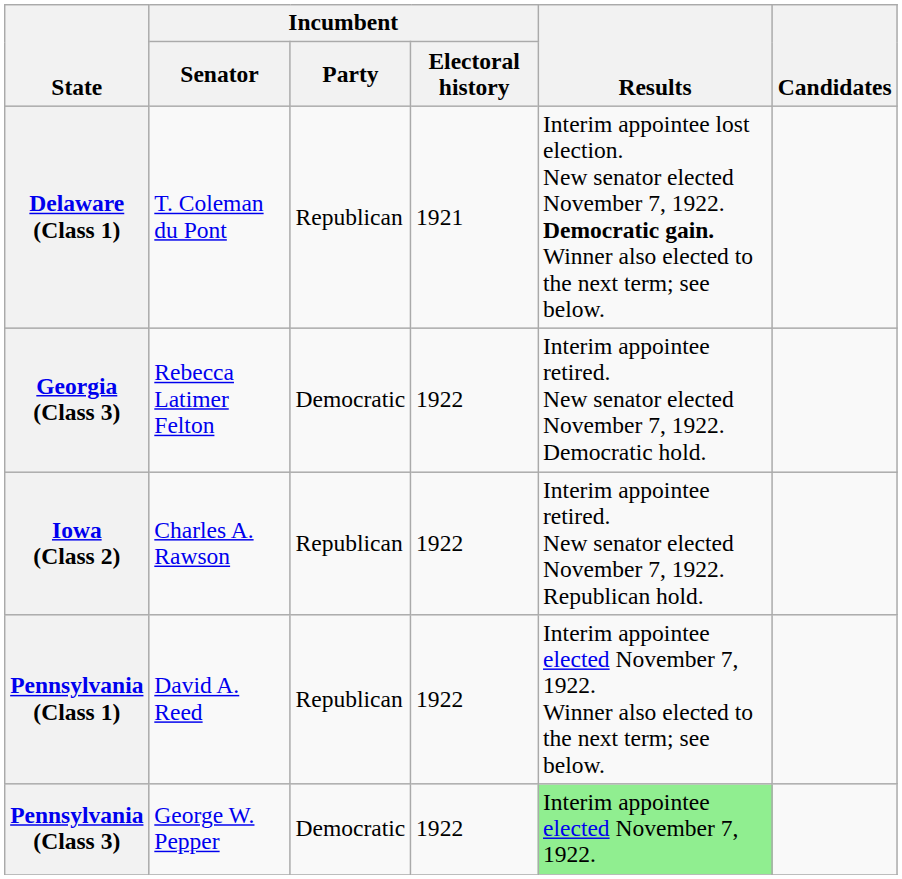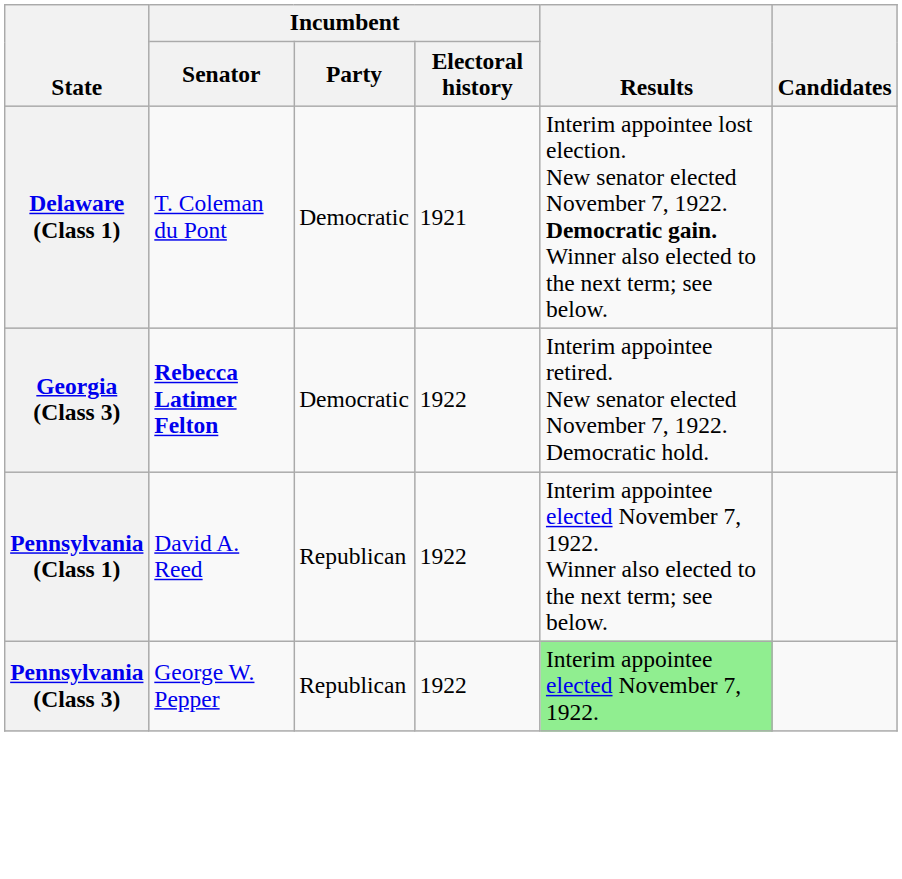(349, 216) Republican -> (354, 216) Democratic
(194, 399) normal -> (196, 399) bold
- row: (77, 542)
(350, 829) Democratic -> (353, 685) Republican
